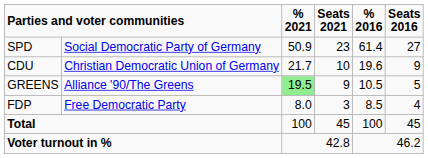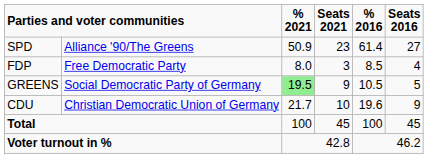(162, 47) Social Democratic Party of Germany -> (129, 47) Alliance '90/The Greens
rows swapped: (20, 66) <-> (19, 104)
(129, 85) Alliance '90/The Greens -> (162, 85) Social Democratic Party of Germany
